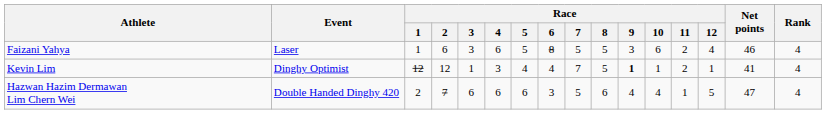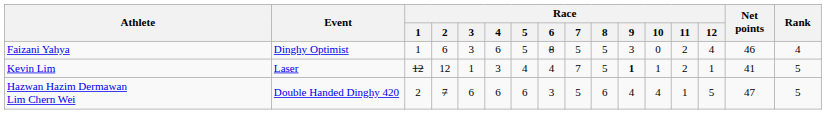(286, 50) Laser -> (311, 50) Dinghy Optimist
(658, 50) 6 -> (658, 50) 0
(311, 68) Dinghy Optimist -> (286, 68) Laser
(798, 68) 4 -> (798, 68) 5
(798, 93) 4 -> (798, 93) 5
